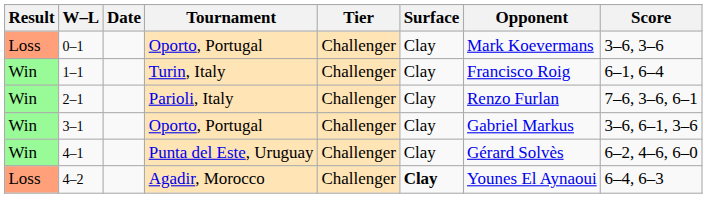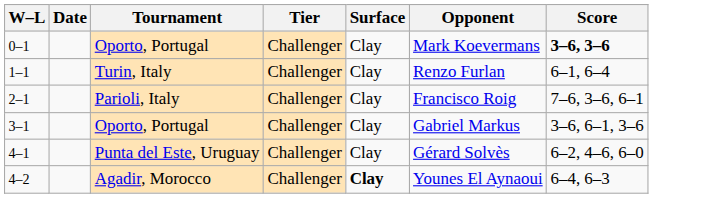- column: (32, 17)
(634, 44) normal -> (580, 44) bold
(519, 71) Francisco Roig -> (459, 71) Renzo Furlan
(513, 98) Renzo Furlan -> (465, 98) Francisco Roig
